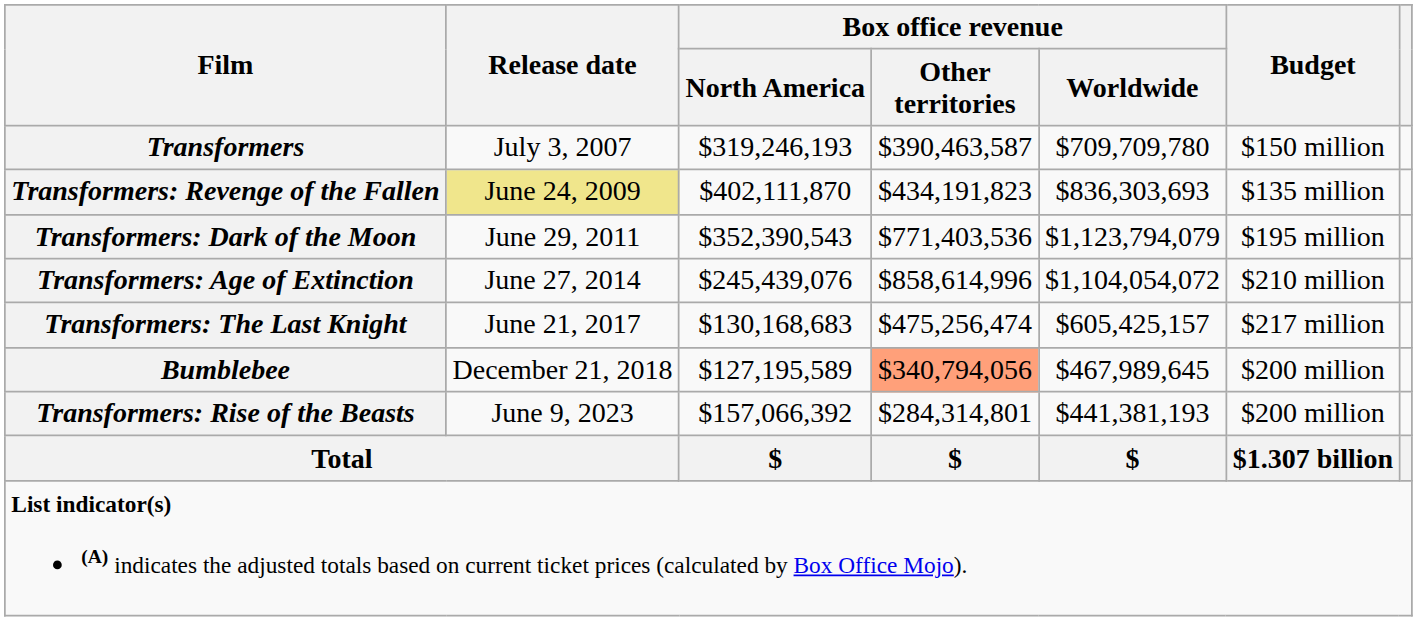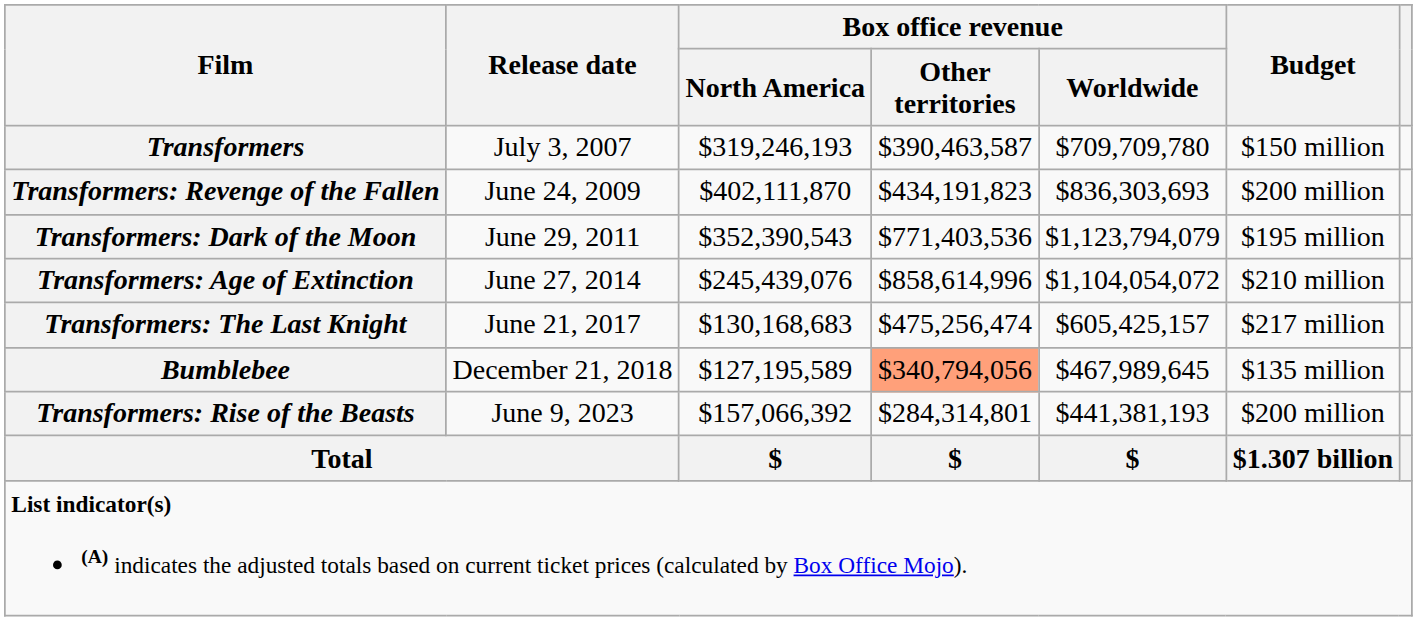(563, 191) khaki background -> (563, 191) no background
(1313, 191) $135 million -> (1313, 191) $200 million
(1313, 369) $200 million -> (1313, 369) $135 million
